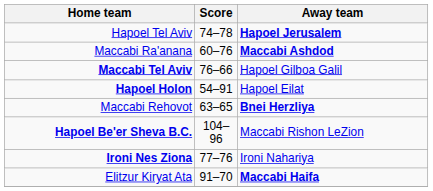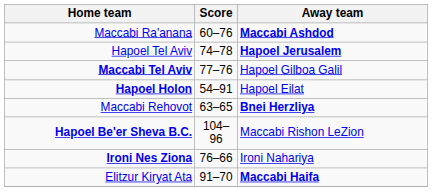rows swapped: (143, 51) <-> (152, 32)
(216, 70) 76–66 -> (216, 70) 77–76
(216, 158) 77–76 -> (216, 158) 76–66
